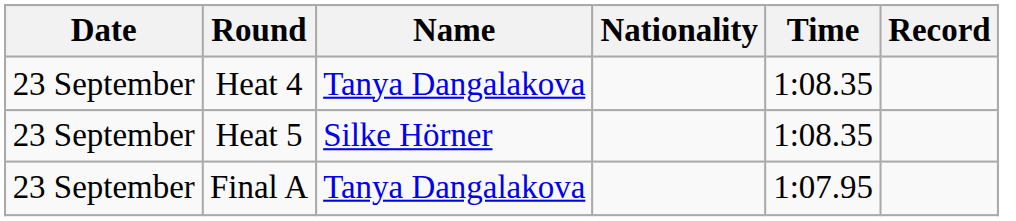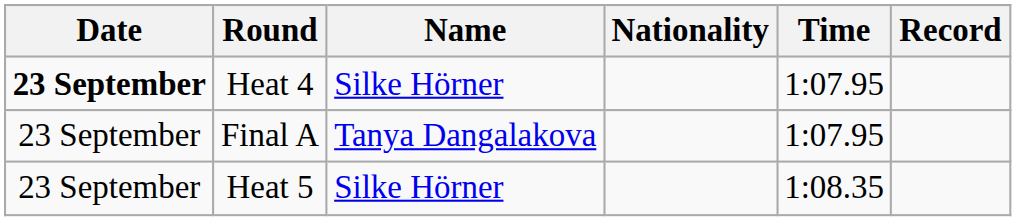(104, 82) normal -> (109, 82) bold
(454, 82) Tanya Dangalakova -> (419, 82) Silke Hörner
(823, 82) 1:08.35 -> (834, 82) 1:07.95
rows swapped: (259, 135) <-> (259, 187)
